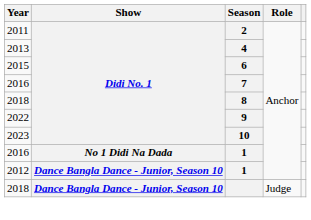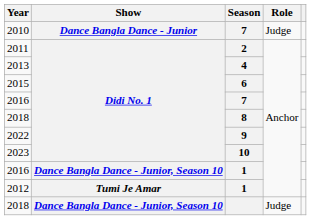+ row: (18, 30)
(128, 153) No 1 Didi Na Dada -> (128, 170) Dance Bangla Dance - Junior, Season 10
(128, 170) Dance Bangla Dance - Junior, Season 10 -> (128, 188) Tumi Je Amar
